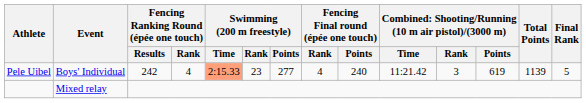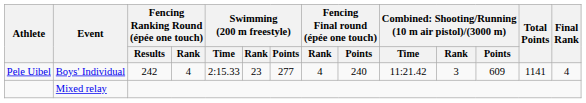(224, 72) lightsalmon background -> (224, 72) no background
(497, 72) 619 -> (497, 72) 609
(535, 72) 1139 -> (535, 72) 1141
(567, 72) 5 -> (567, 72) 4
